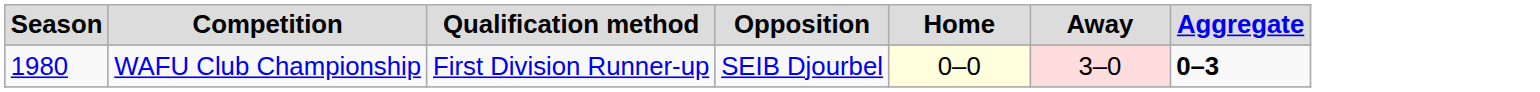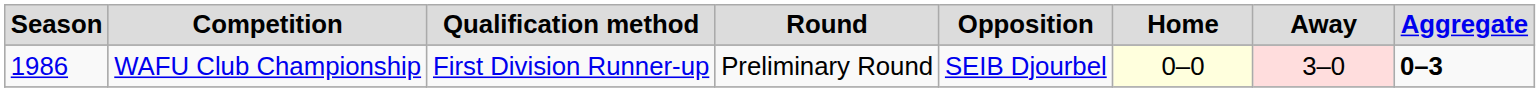+ column: (827, 24)
(39, 65) 1980 -> (39, 65) 1986
